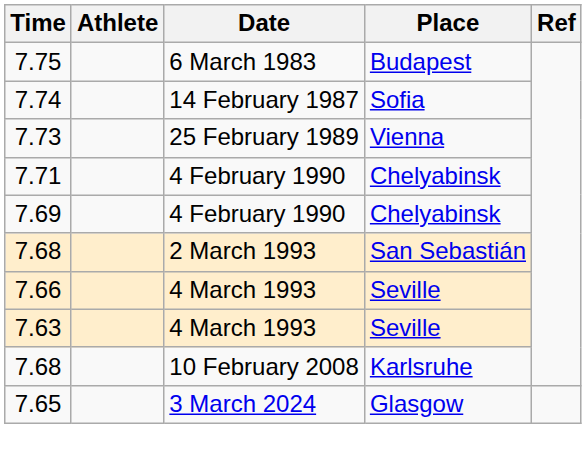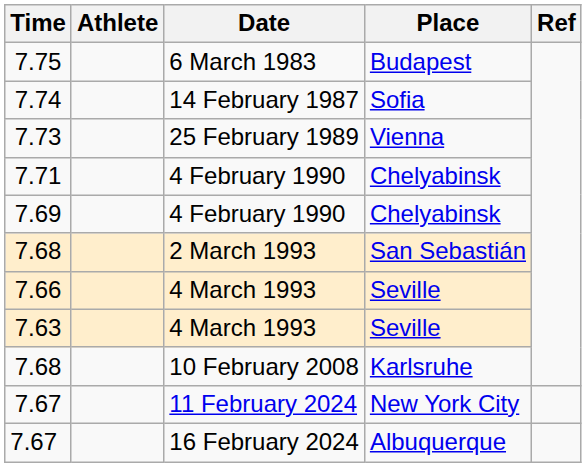+ row: (38, 404)
+ row: (34, 442)
- row: (38, 404)
